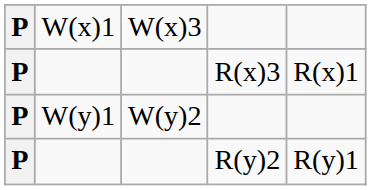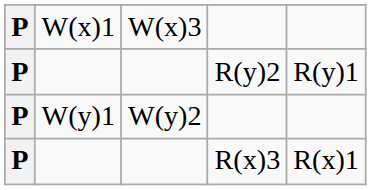rows swapped: (78, 72) <-> (78, 161)
